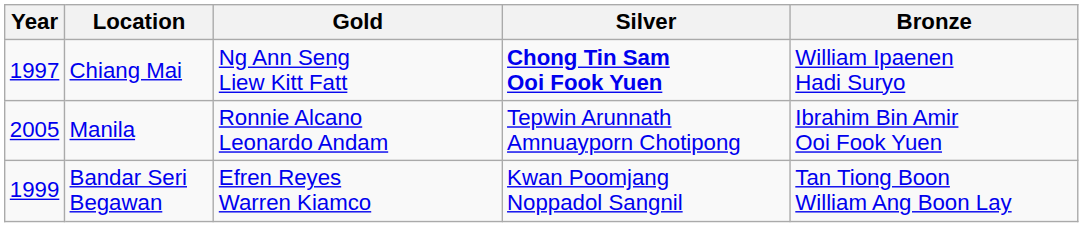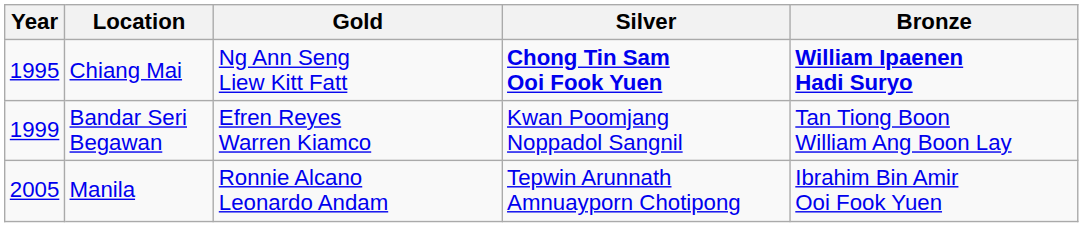(35, 69) 1997 -> (35, 69) 1995
(874, 69) normal -> (879, 69) bold
rows swapped: (128, 190) <-> (102, 130)
